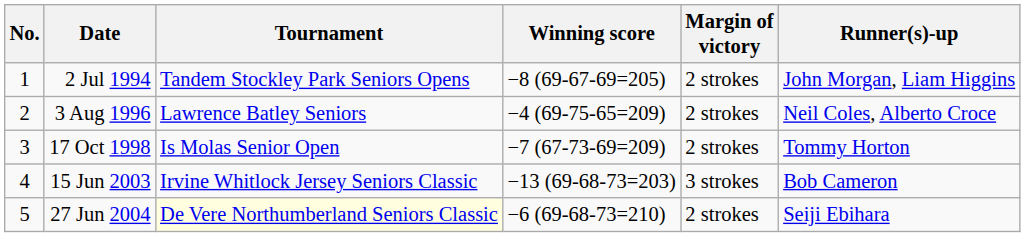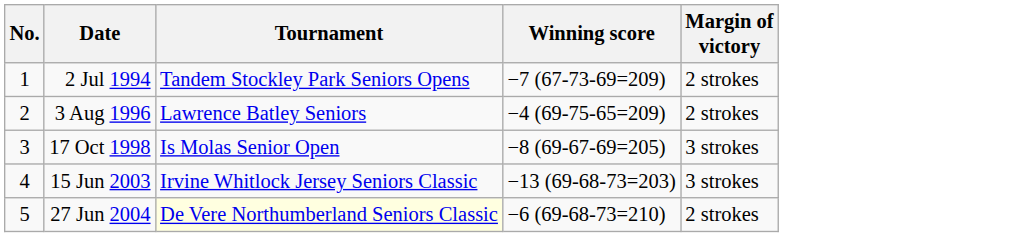- column: (899, 33)
(587, 79) −8 (69-67-69=205) -> (587, 79) −7 (67-73-69=209)
(587, 147) −7 (67-73-69=209) -> (587, 147) −8 (69-67-69=205)
(722, 147) 2 strokes -> (722, 147) 3 strokes
